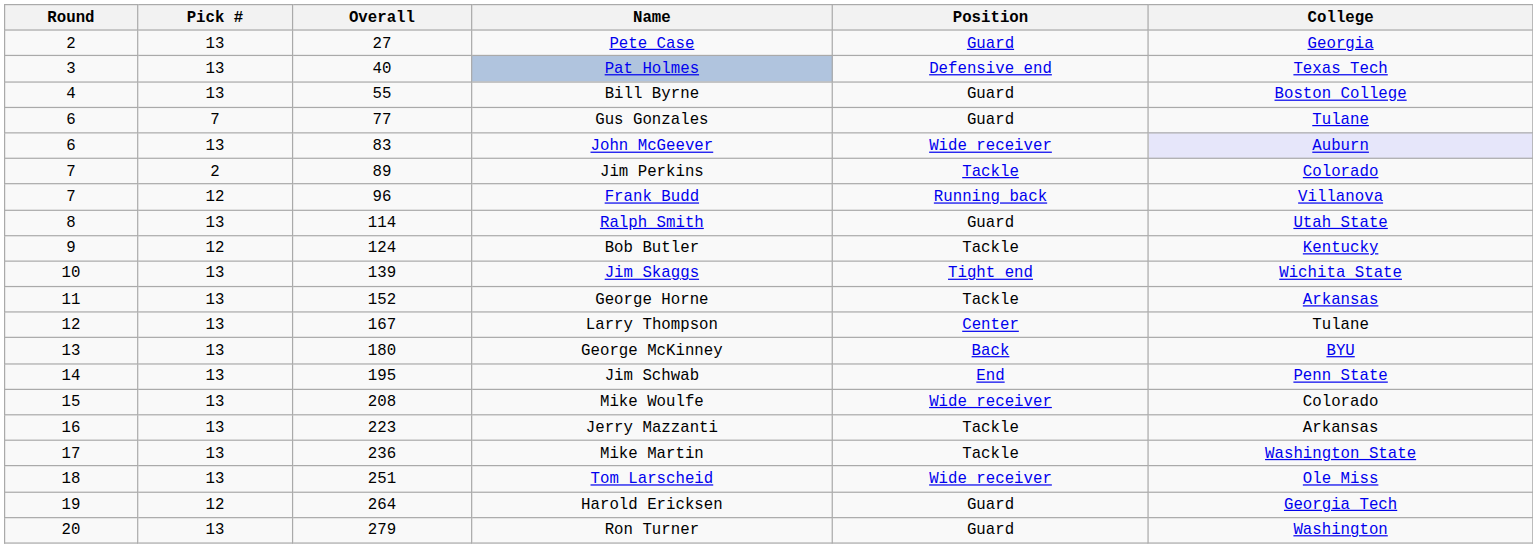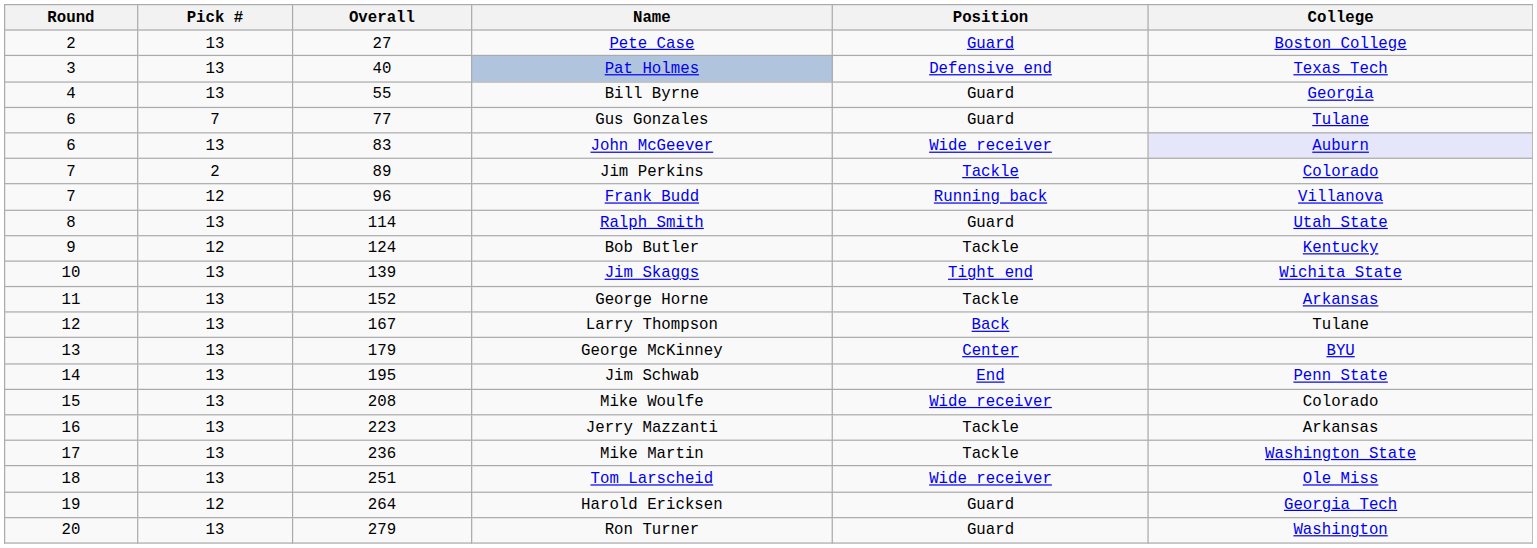(1341, 43) Georgia -> (1341, 43) Boston College
(1341, 94) Boston College -> (1341, 94) Georgia
(991, 325) Center -> (991, 325) Back
(382, 351) 180 -> (382, 351) 179
(991, 351) Back -> (991, 351) Center
